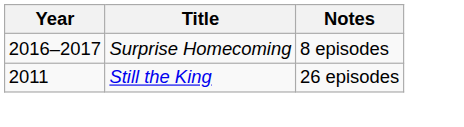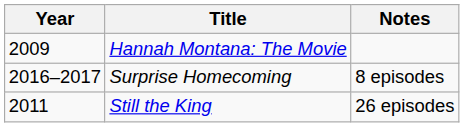+ row: (228, 48)
